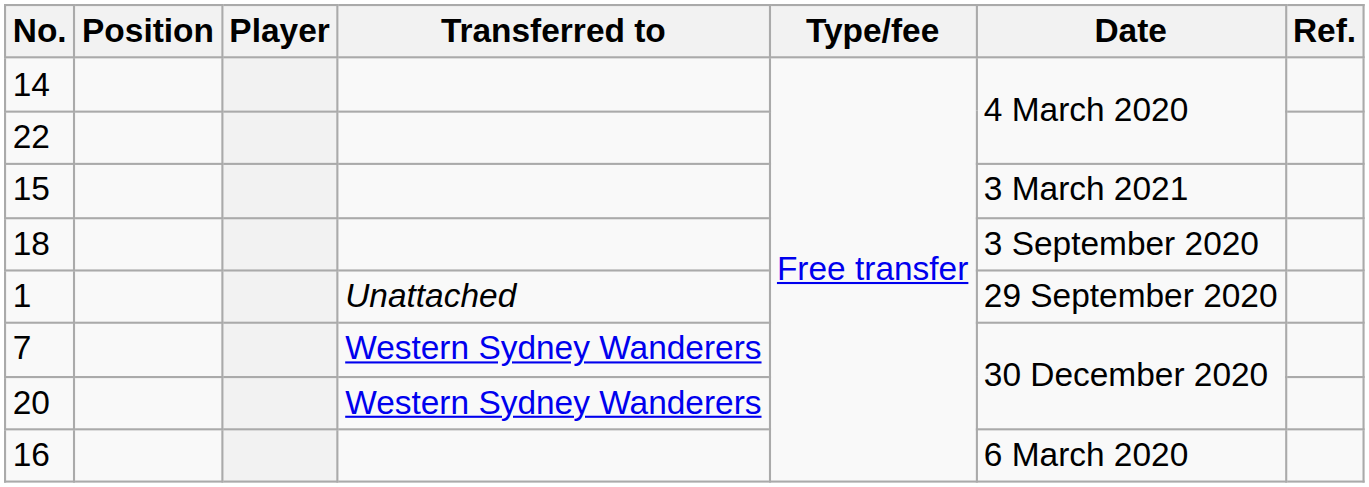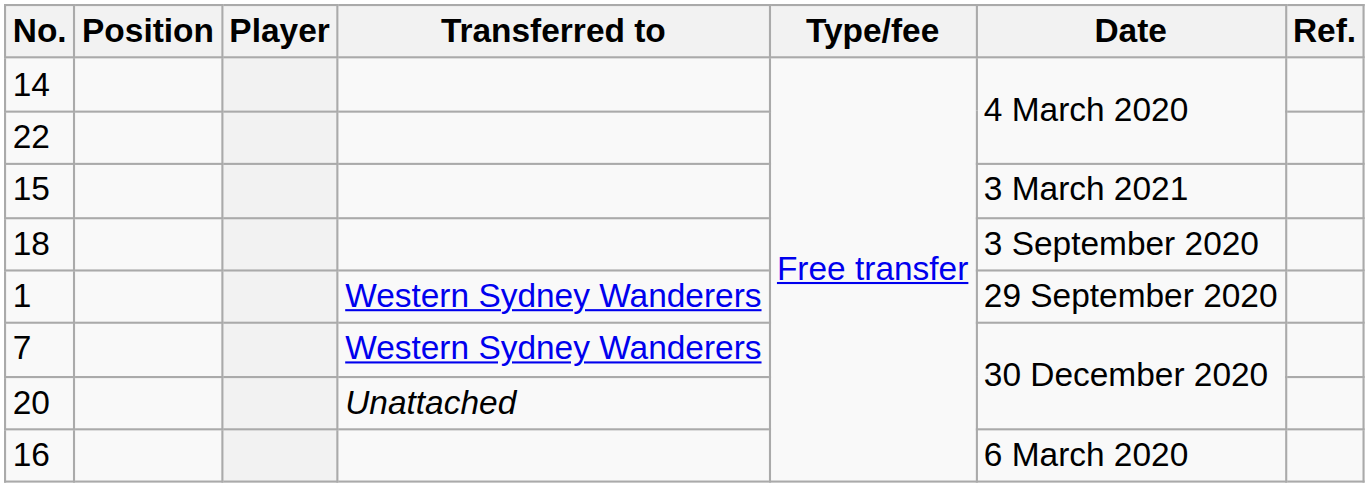(431, 296) Unattached -> (553, 296) Western Sydney Wanderers
(553, 402) Western Sydney Wanderers -> (431, 402) Unattached
